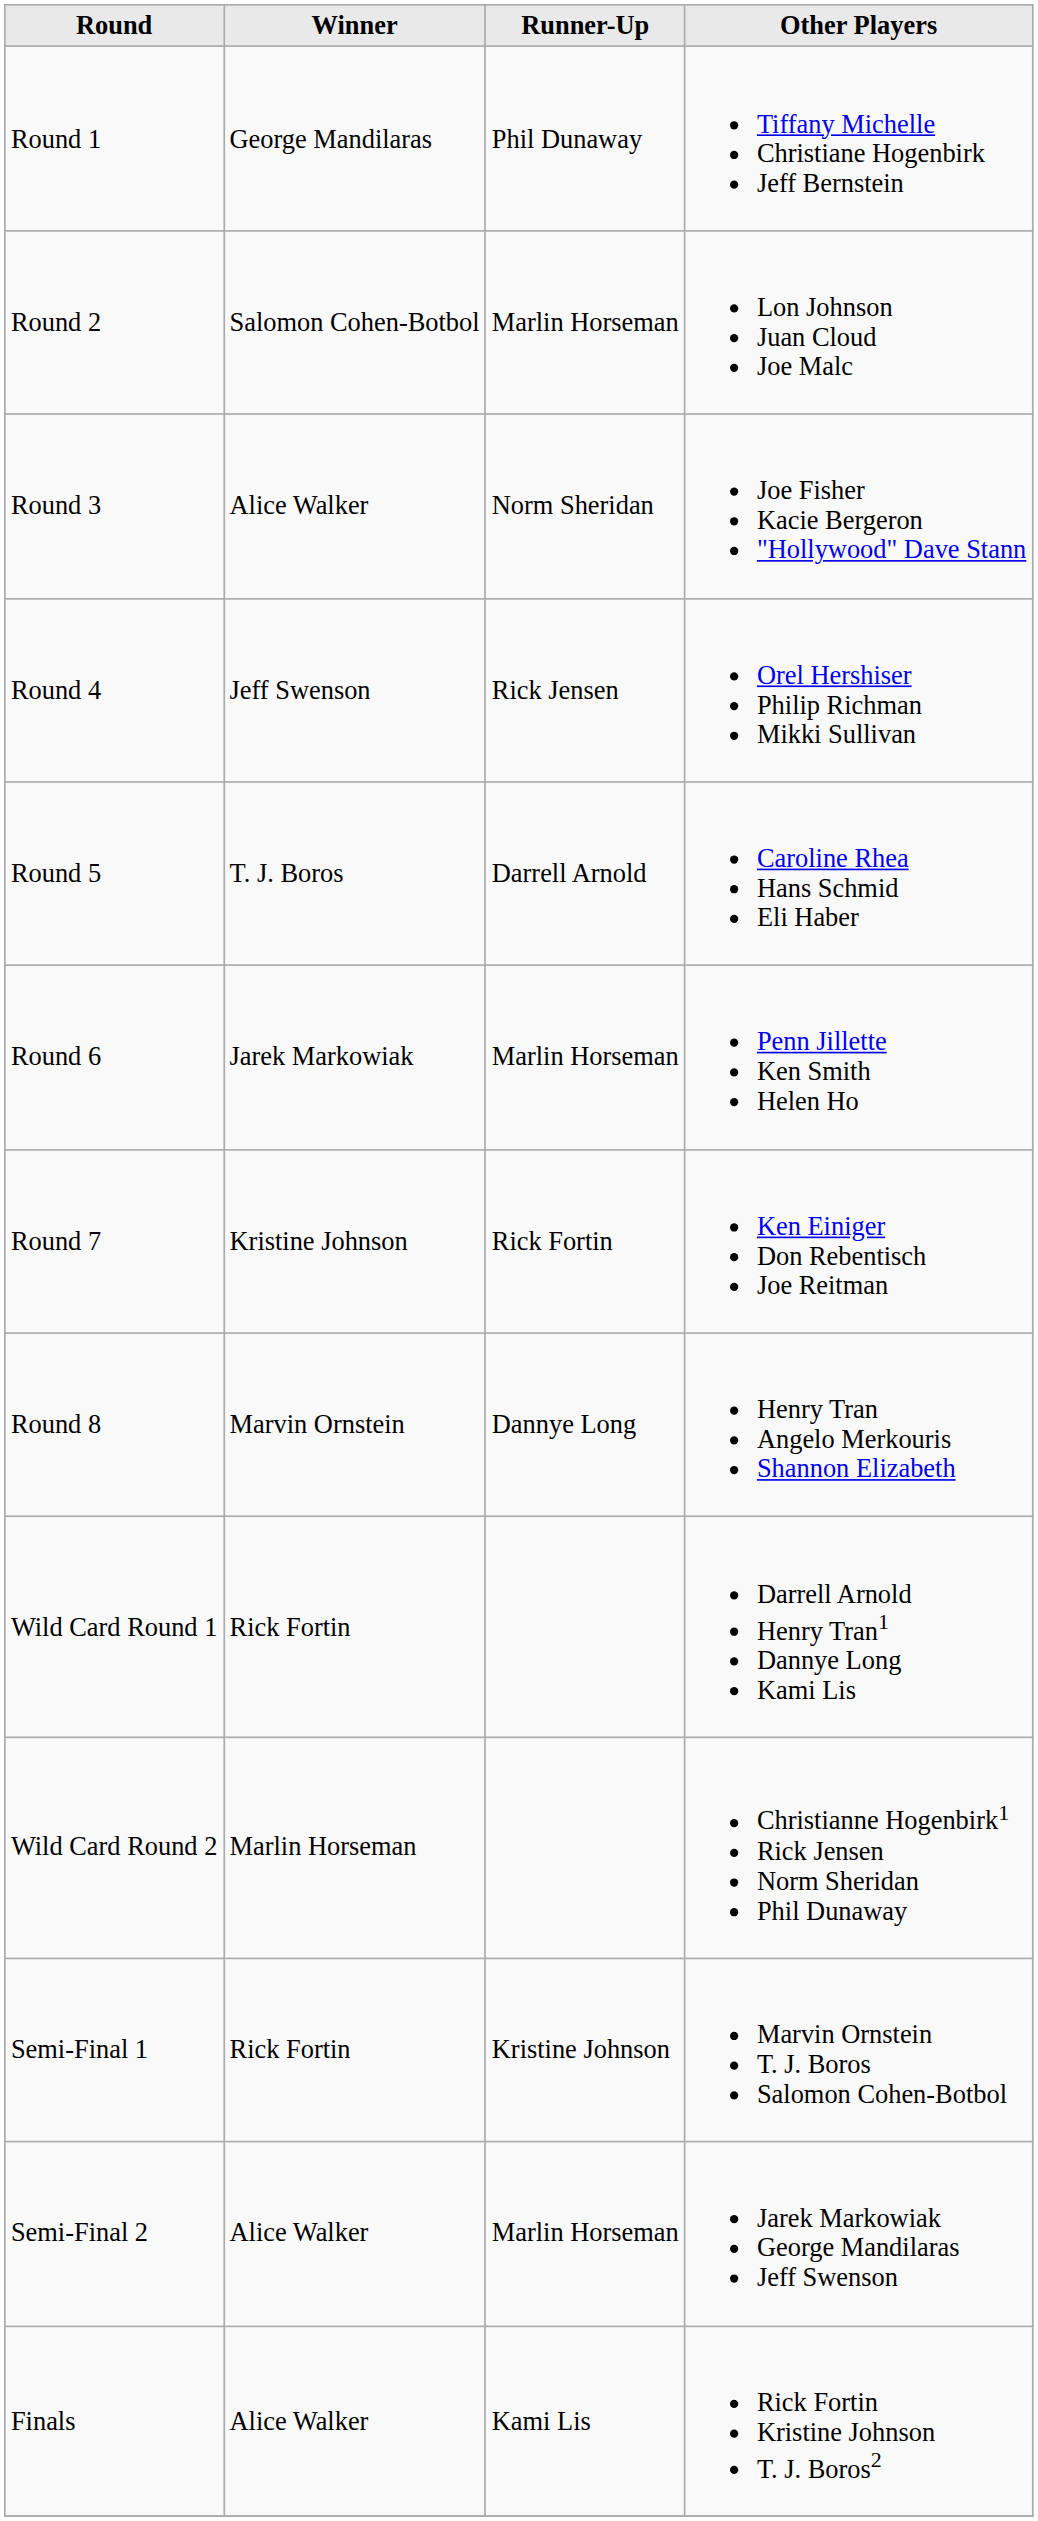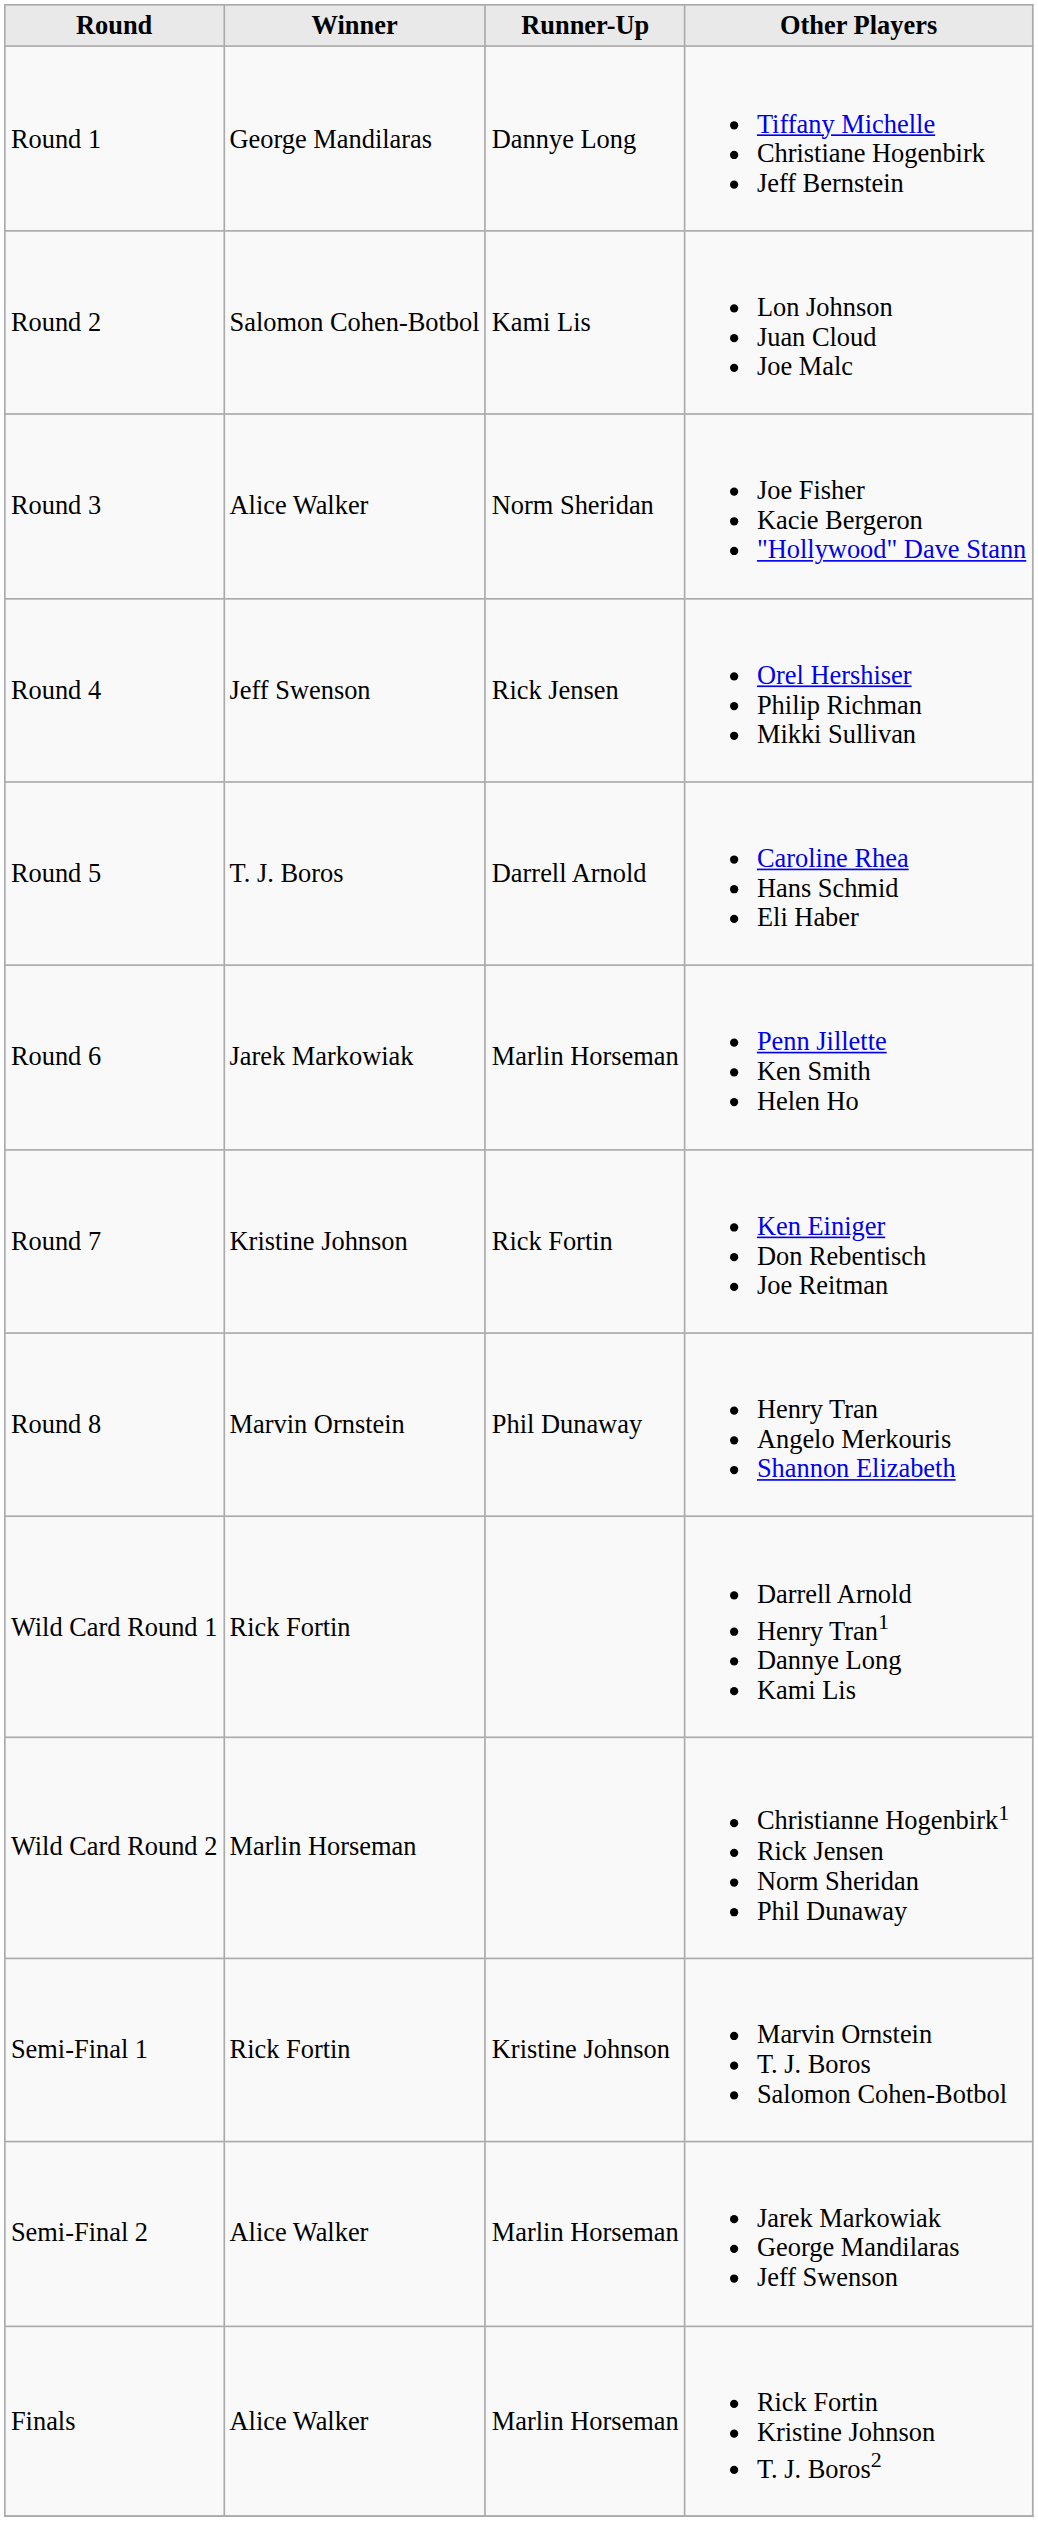(567, 138) Phil Dunaway -> (564, 138) Dannye Long
(585, 322) Marlin Horseman -> (541, 322) Kami Lis
(564, 1424) Dannye Long -> (567, 1424) Phil Dunaway
(541, 2420) Kami Lis -> (585, 2420) Marlin Horseman
